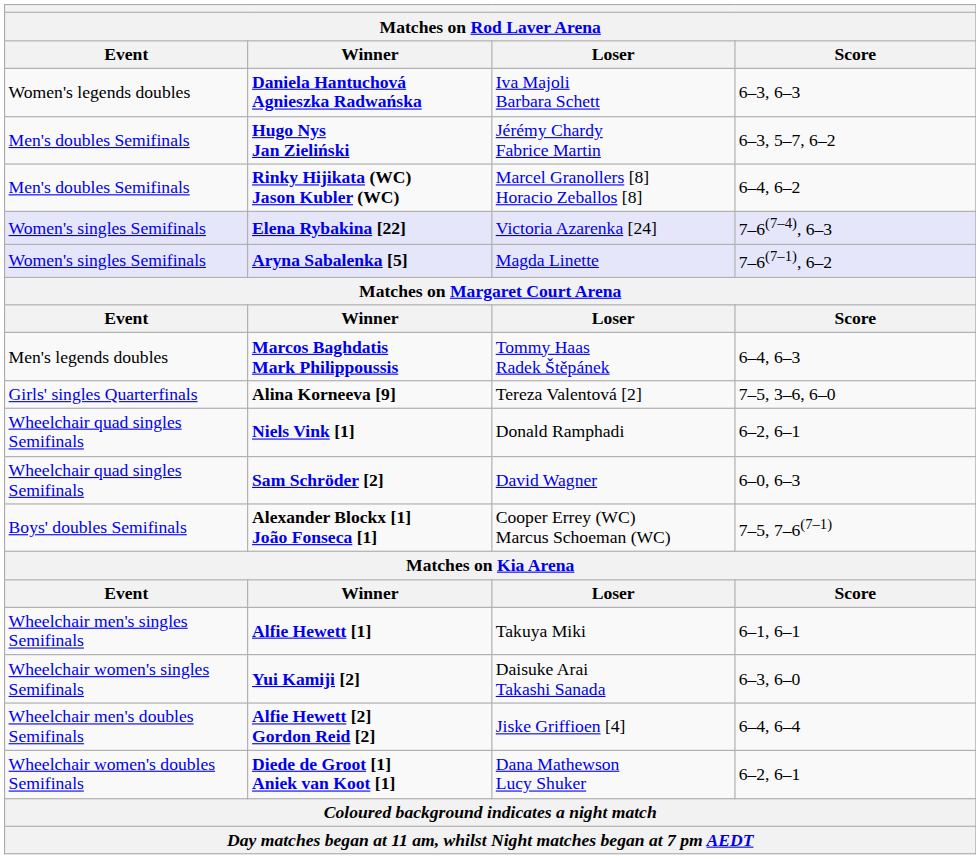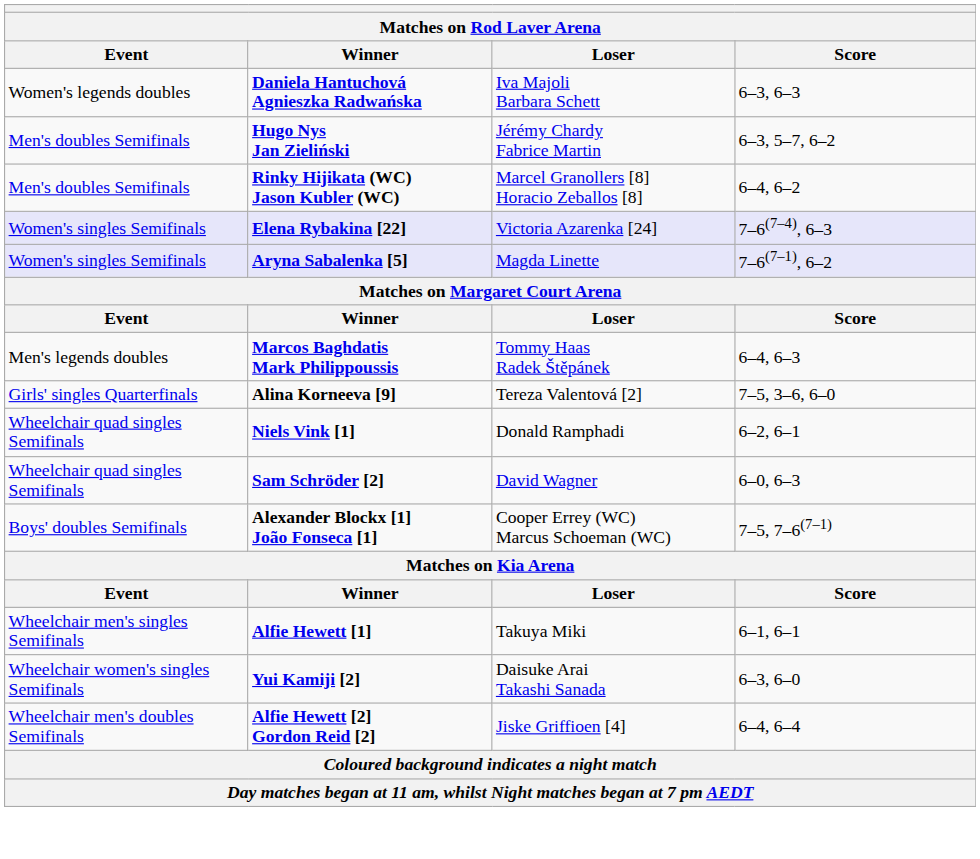- row: (324, 774)
